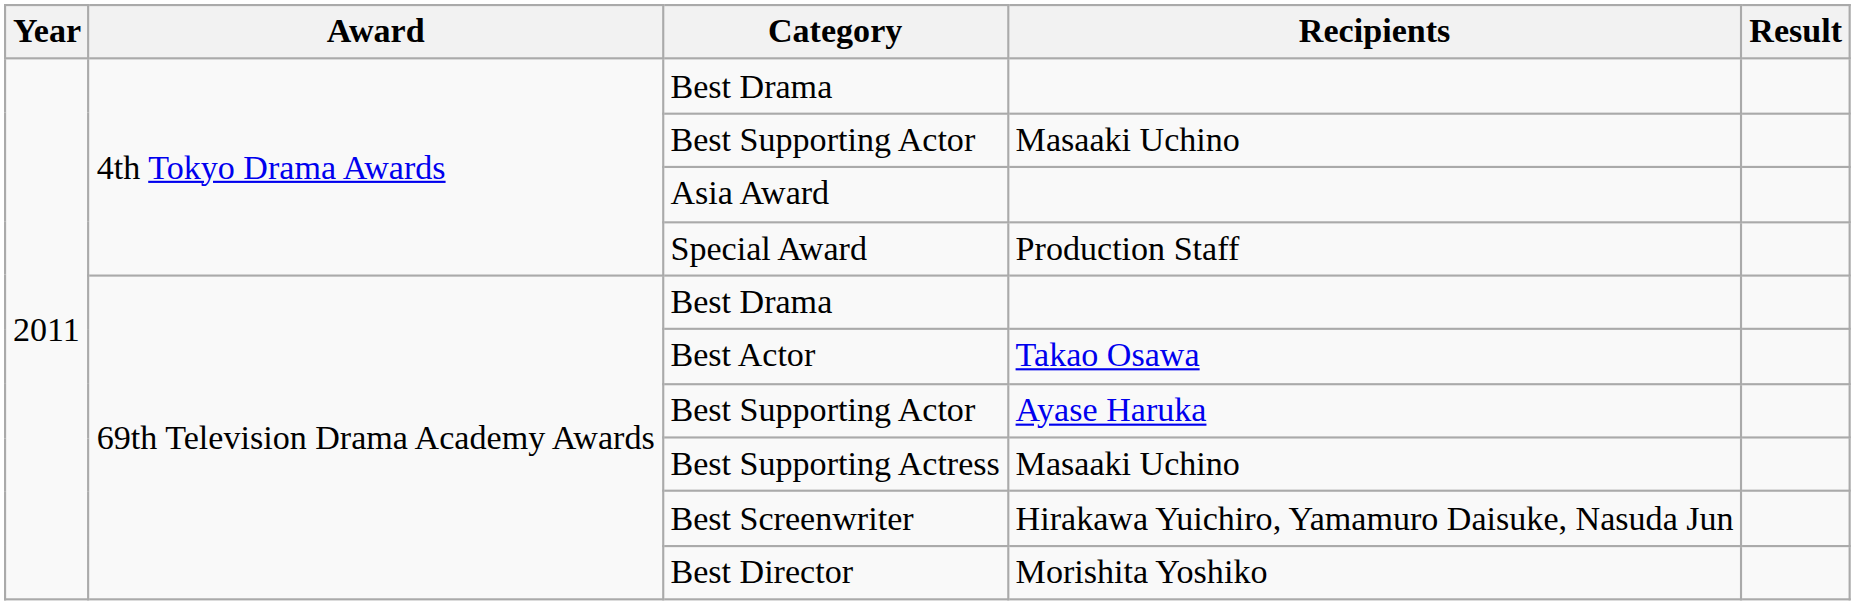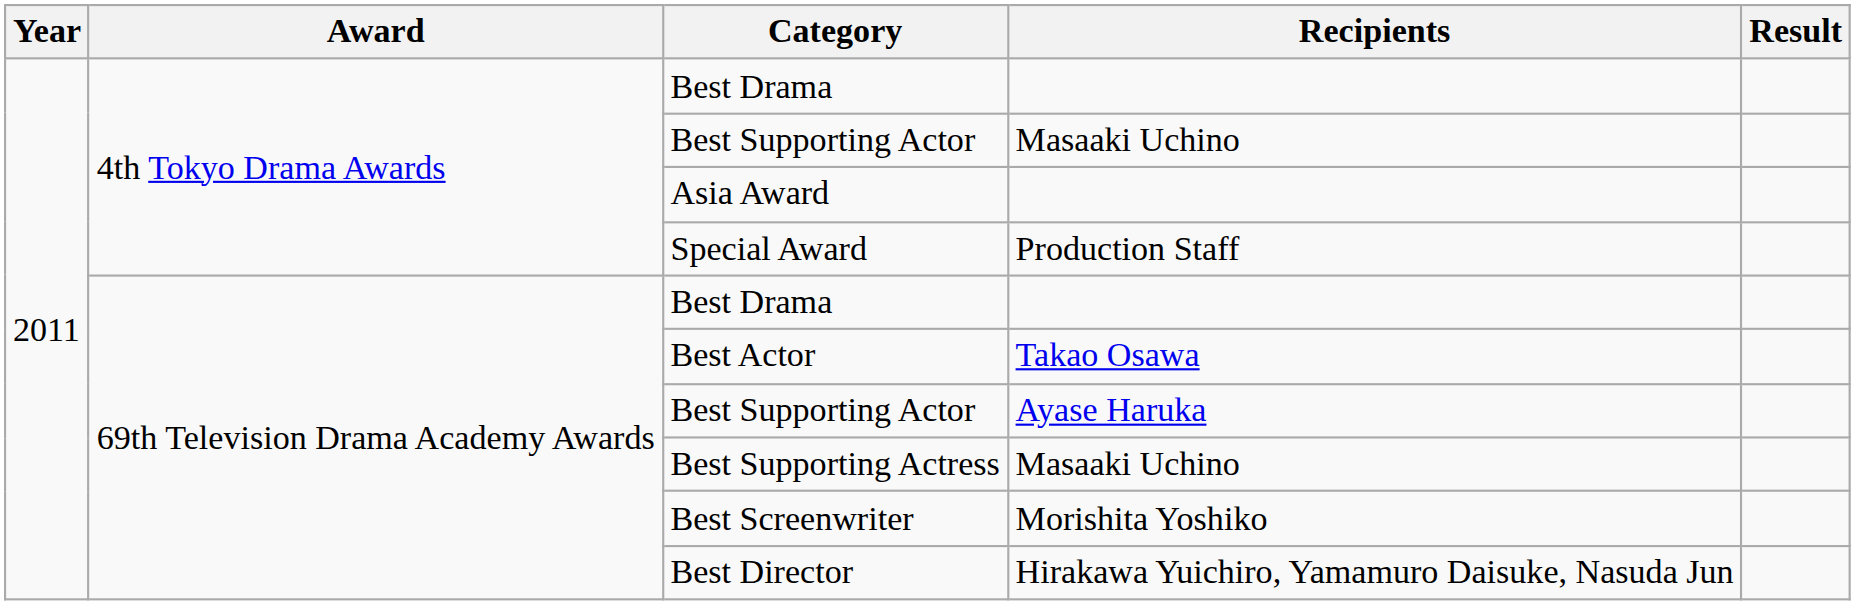(1375, 517) Hirakawa Yuichiro, Yamamuro Daisuke, Nasuda Jun -> (1142, 517) Morishita Yoshiko
(1142, 572) Morishita Yoshiko -> (1375, 572) Hirakawa Yuichiro, Yamamuro Daisuke, Nasuda Jun
